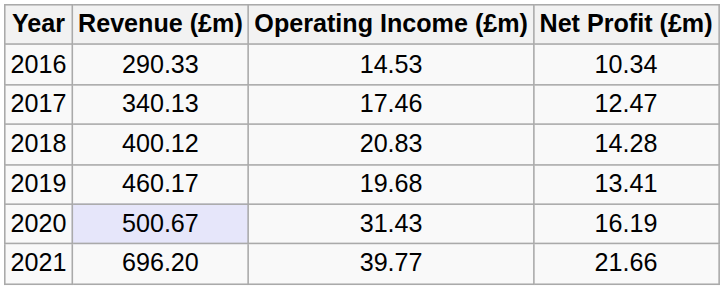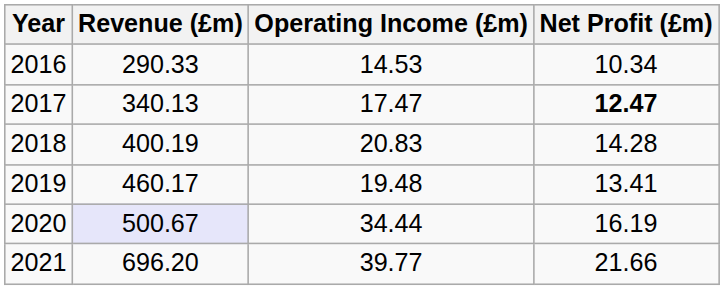(391, 104) 17.46 -> (391, 104) 17.47
(626, 104) normal -> (626, 104) bold
(160, 143) 400.12 -> (160, 143) 400.19
(391, 183) 19.68 -> (391, 183) 19.48
(391, 223) 31.43 -> (391, 223) 34.44
